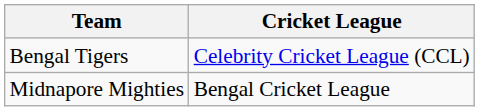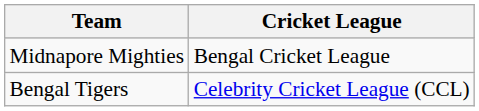rows swapped: (69, 55) <-> (97, 88)
